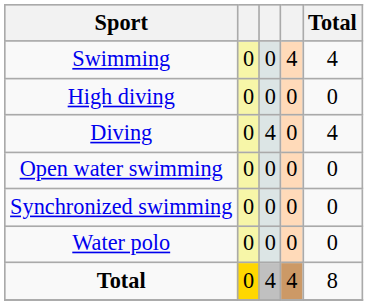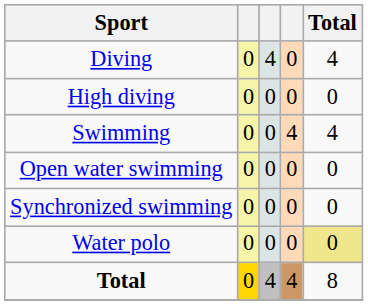rows swapped: (121, 132) <-> (121, 59)
(332, 243) no background -> (332, 243) khaki background
